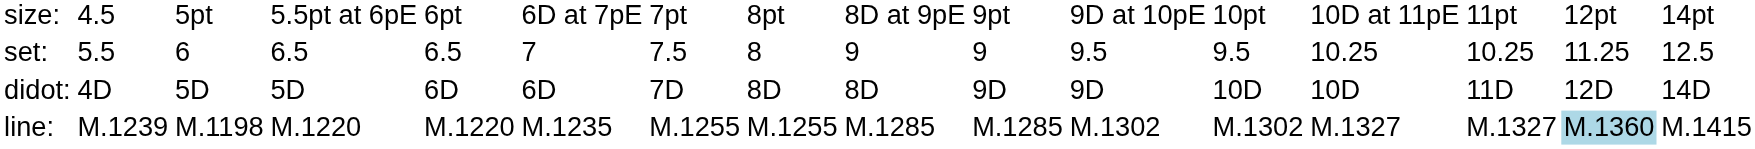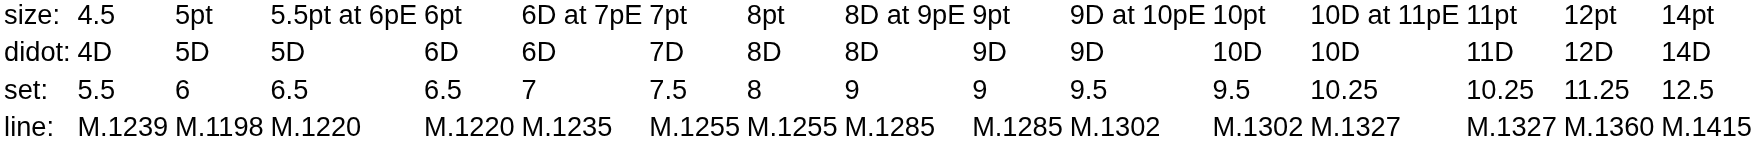rows swapped: (37, 89) <-> (26, 52)
(1609, 127) lightblue background -> (1609, 127) no background
